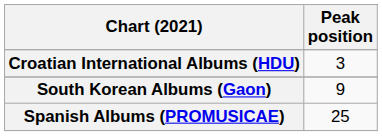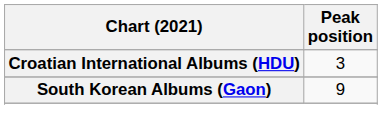- row: (154, 116)
